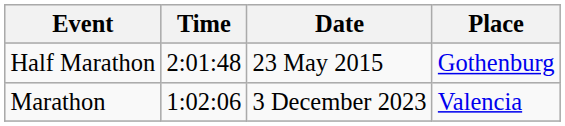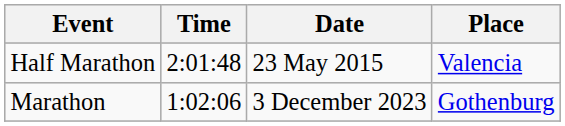(496, 62) Gothenburg -> (480, 62) Valencia
(480, 101) Valencia -> (496, 101) Gothenburg
